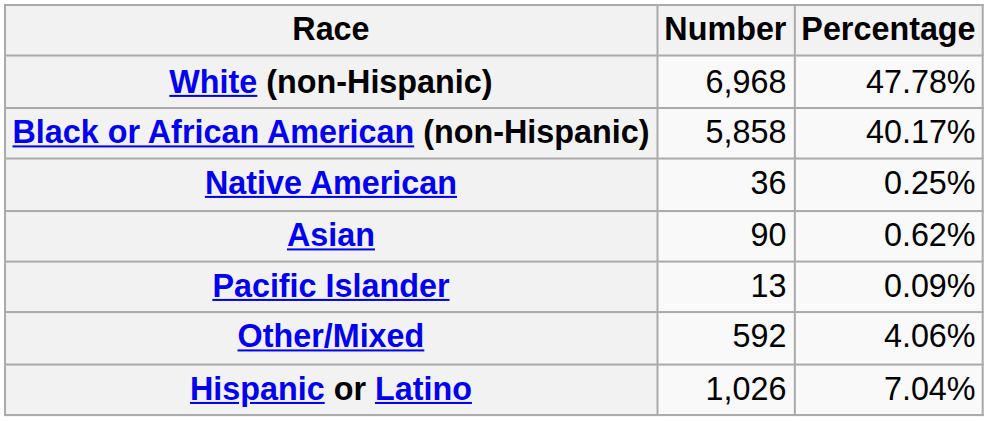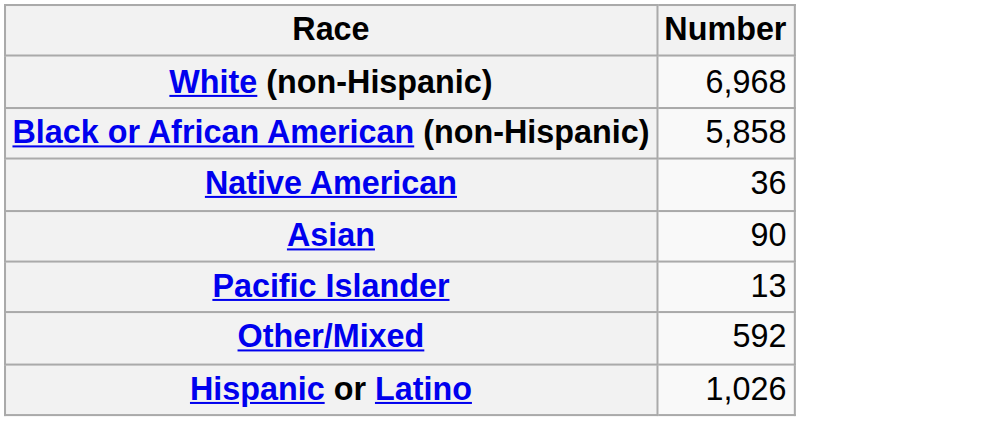- column: (888, 30)
